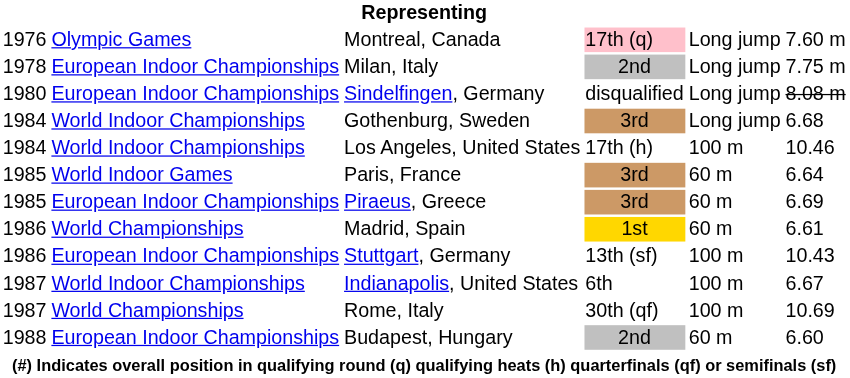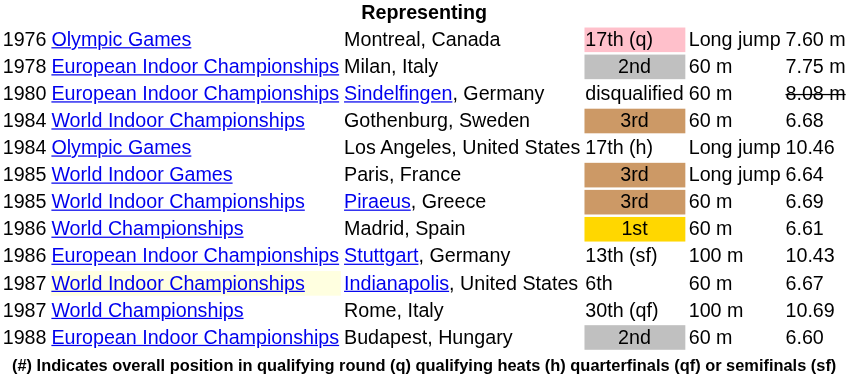(735, 66) Long jump -> (711, 66) 60 m
(735, 93) Long jump -> (711, 93) 60 m
(735, 120) Long jump -> (711, 120) 60 m
(178, 147) World Indoor Championships -> (121, 147) Olympic Games
(716, 147) 100 m -> (735, 147) Long jump
(711, 175) 60 m -> (735, 175) Long jump
(195, 202) European Indoor Championships -> (178, 202) World Indoor Championships
(178, 283) no background -> (178, 283) lightyellow background
(716, 283) 100 m -> (711, 283) 60 m
